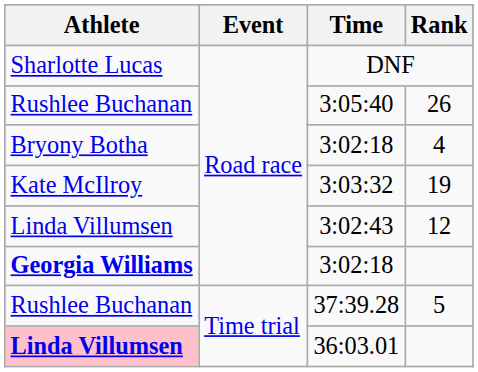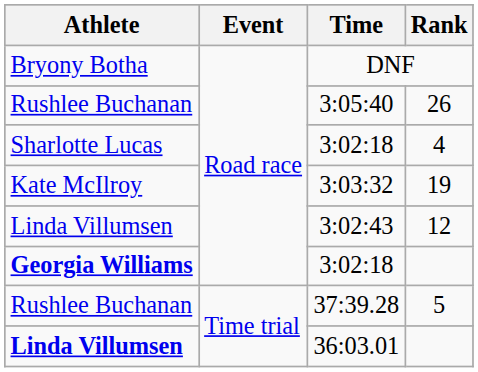(87, 65) Sharlotte Lucas -> (79, 65) Bryony Botha
(79, 145) Bryony Botha -> (87, 145) Sharlotte Lucas
(97, 346) pink background -> (97, 346) no background
